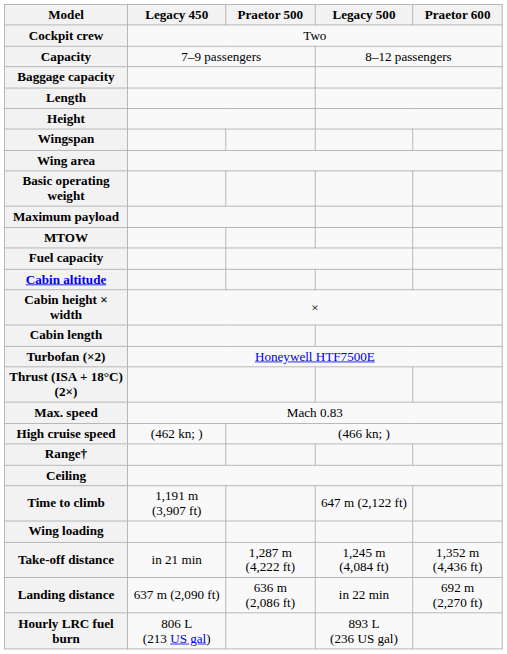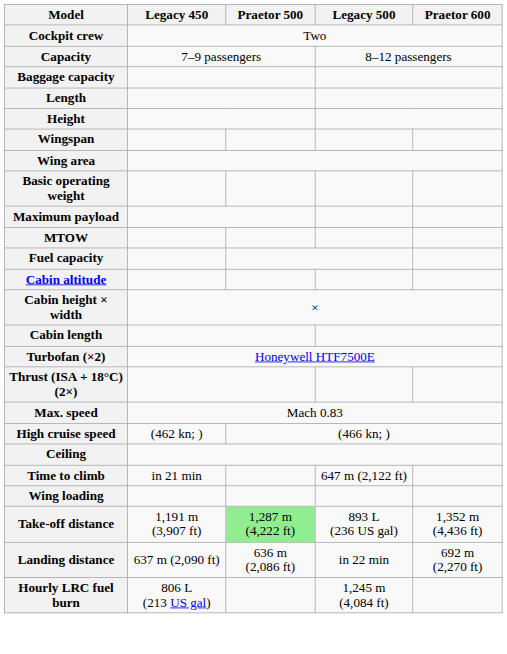- row: (66, 454)
(177, 503) 1,191 m (3,907 ft) -> (177, 475) in 21 min
(177, 559) in 21 min -> (177, 524) 1,191 m (3,907 ft)
(270, 559) no background -> (270, 524) lightgreen background
(364, 559) 1,245 m (4,084 ft) -> (364, 524) 893 L (236 US gal)
(364, 631) 893 L (236 US gal) -> (364, 595) 1,245 m (4,084 ft)
